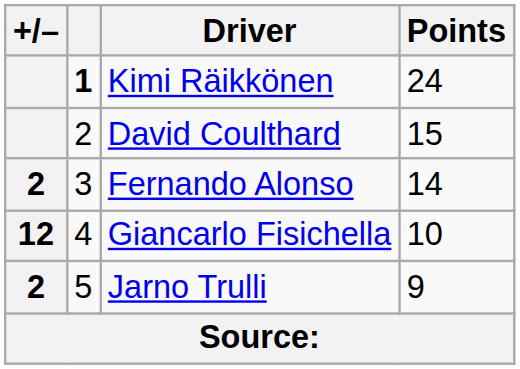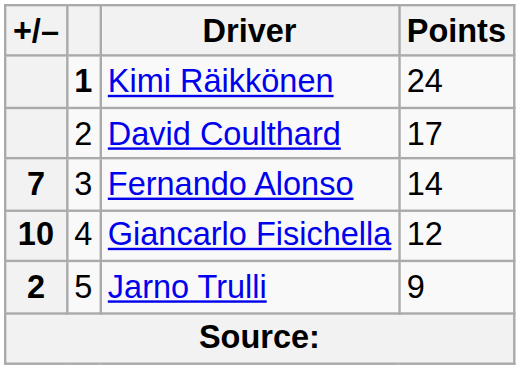(425, 133) 15 -> (425, 133) 17
(36, 184) 2 -> (36, 184) 7
(36, 235) 12 -> (36, 235) 10
(425, 235) 10 -> (425, 235) 12
